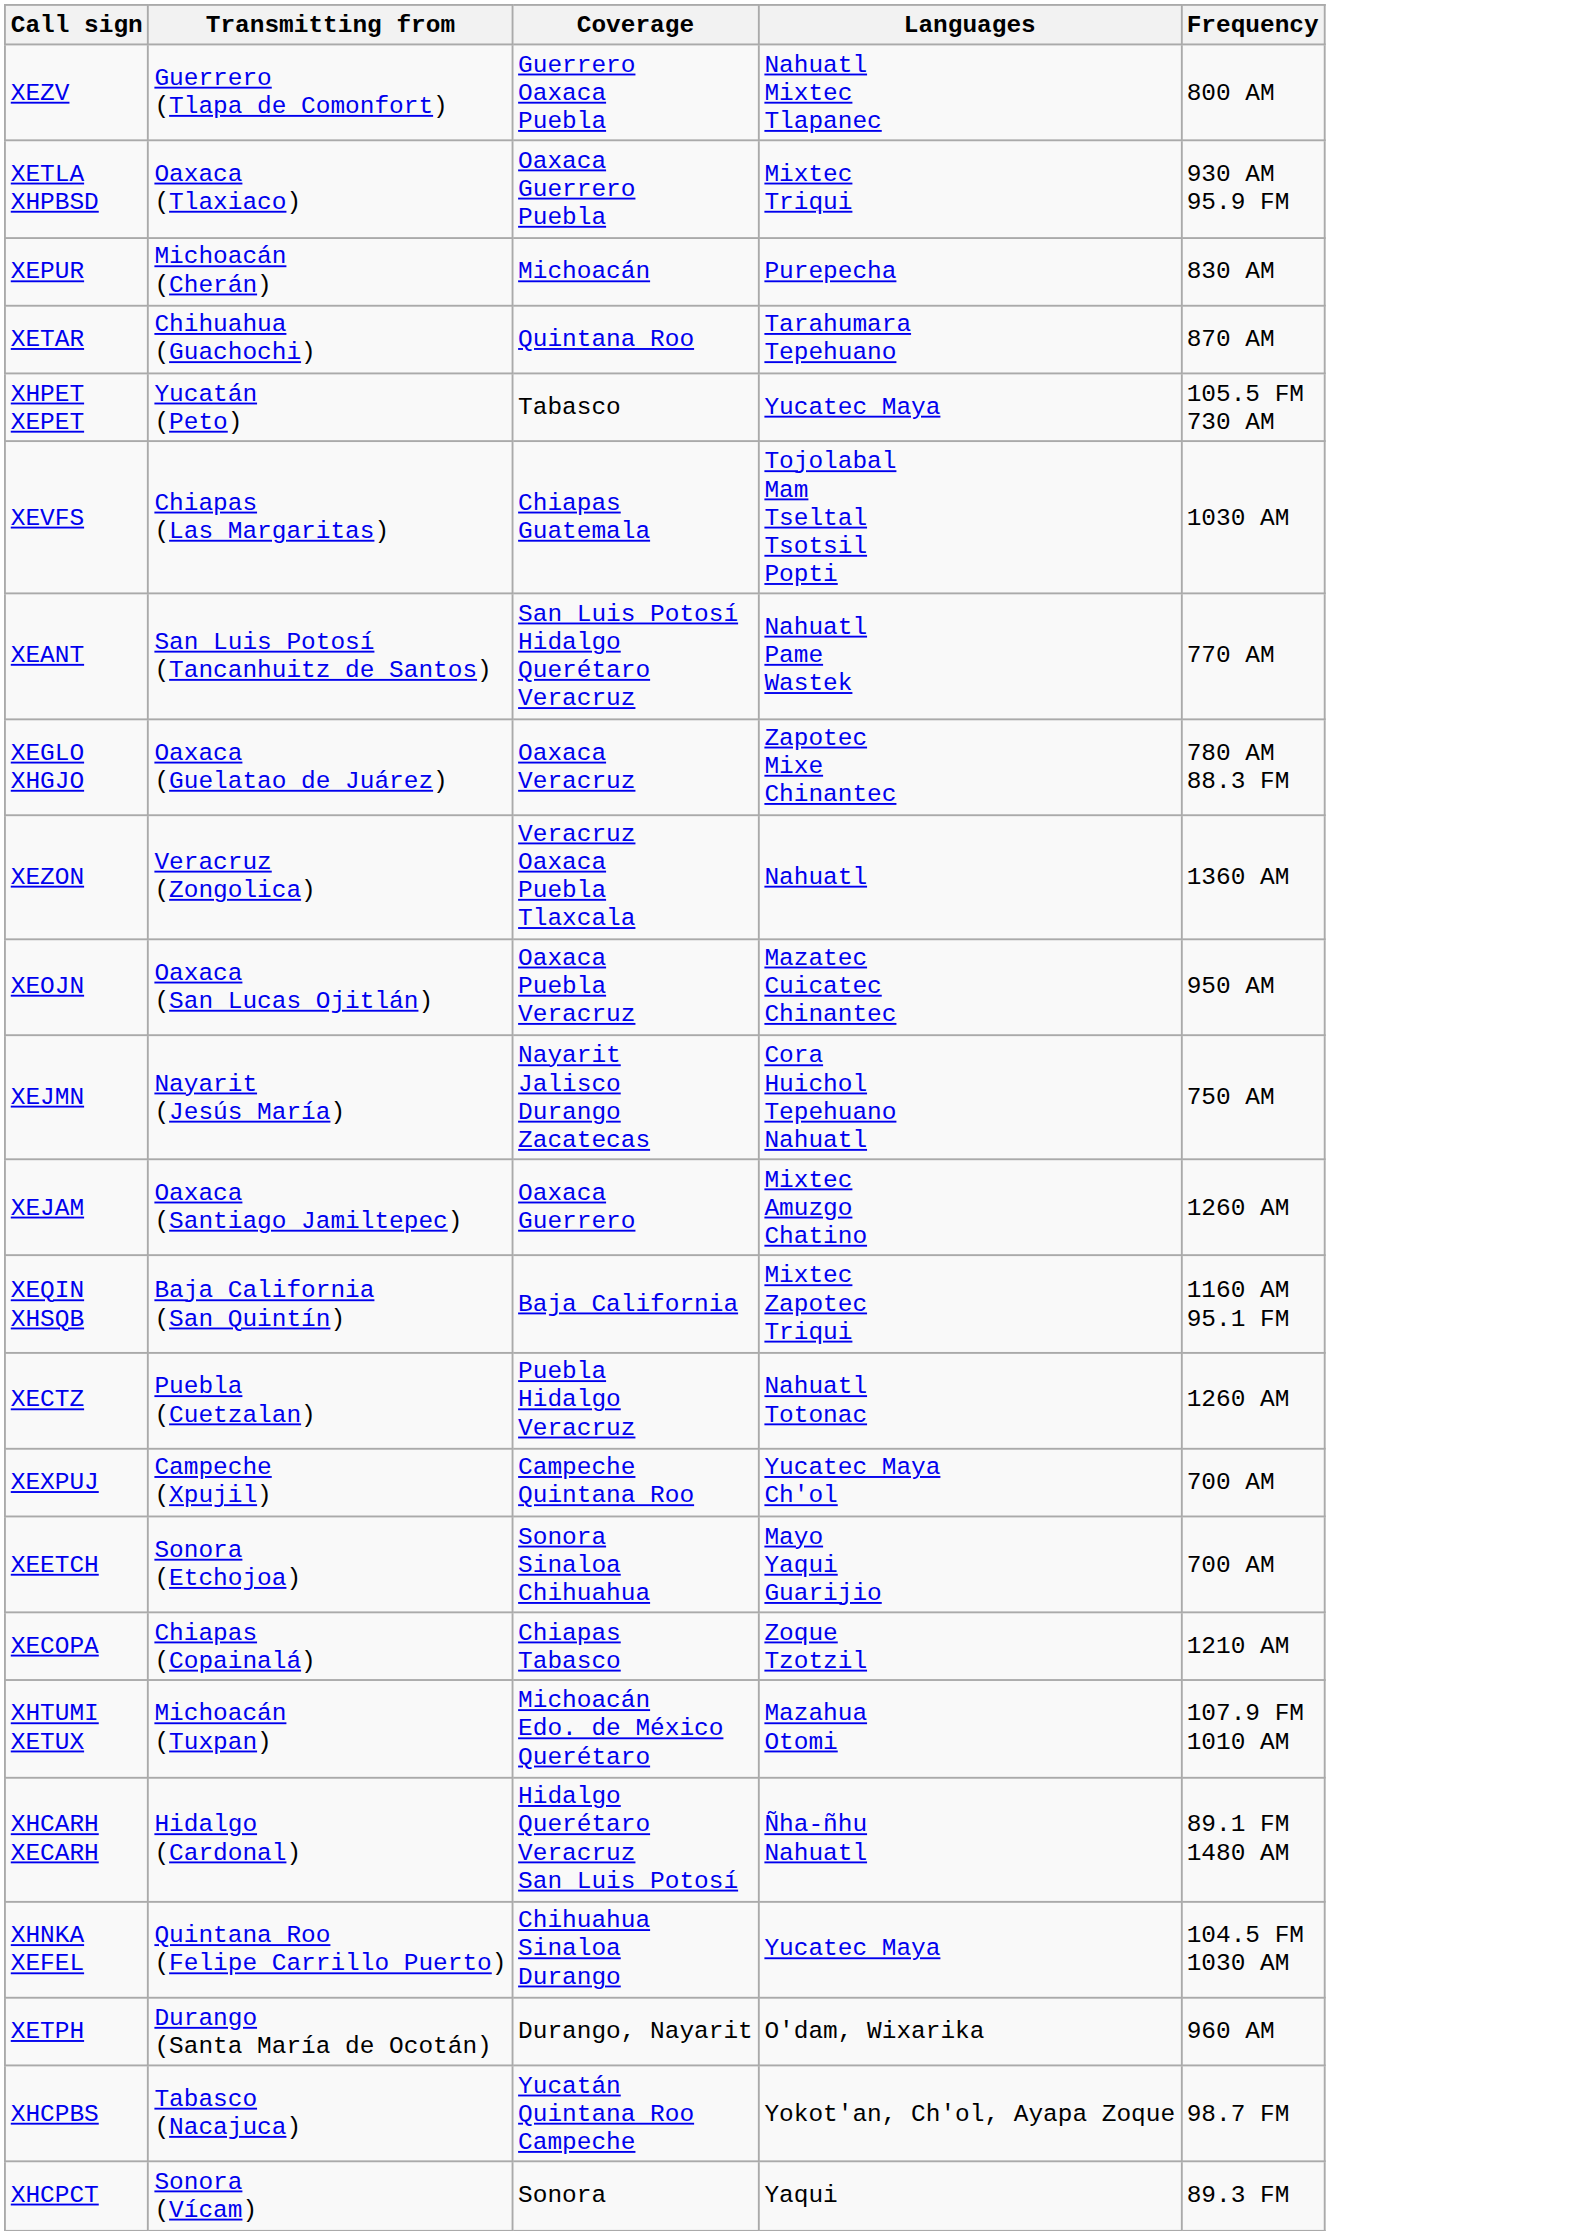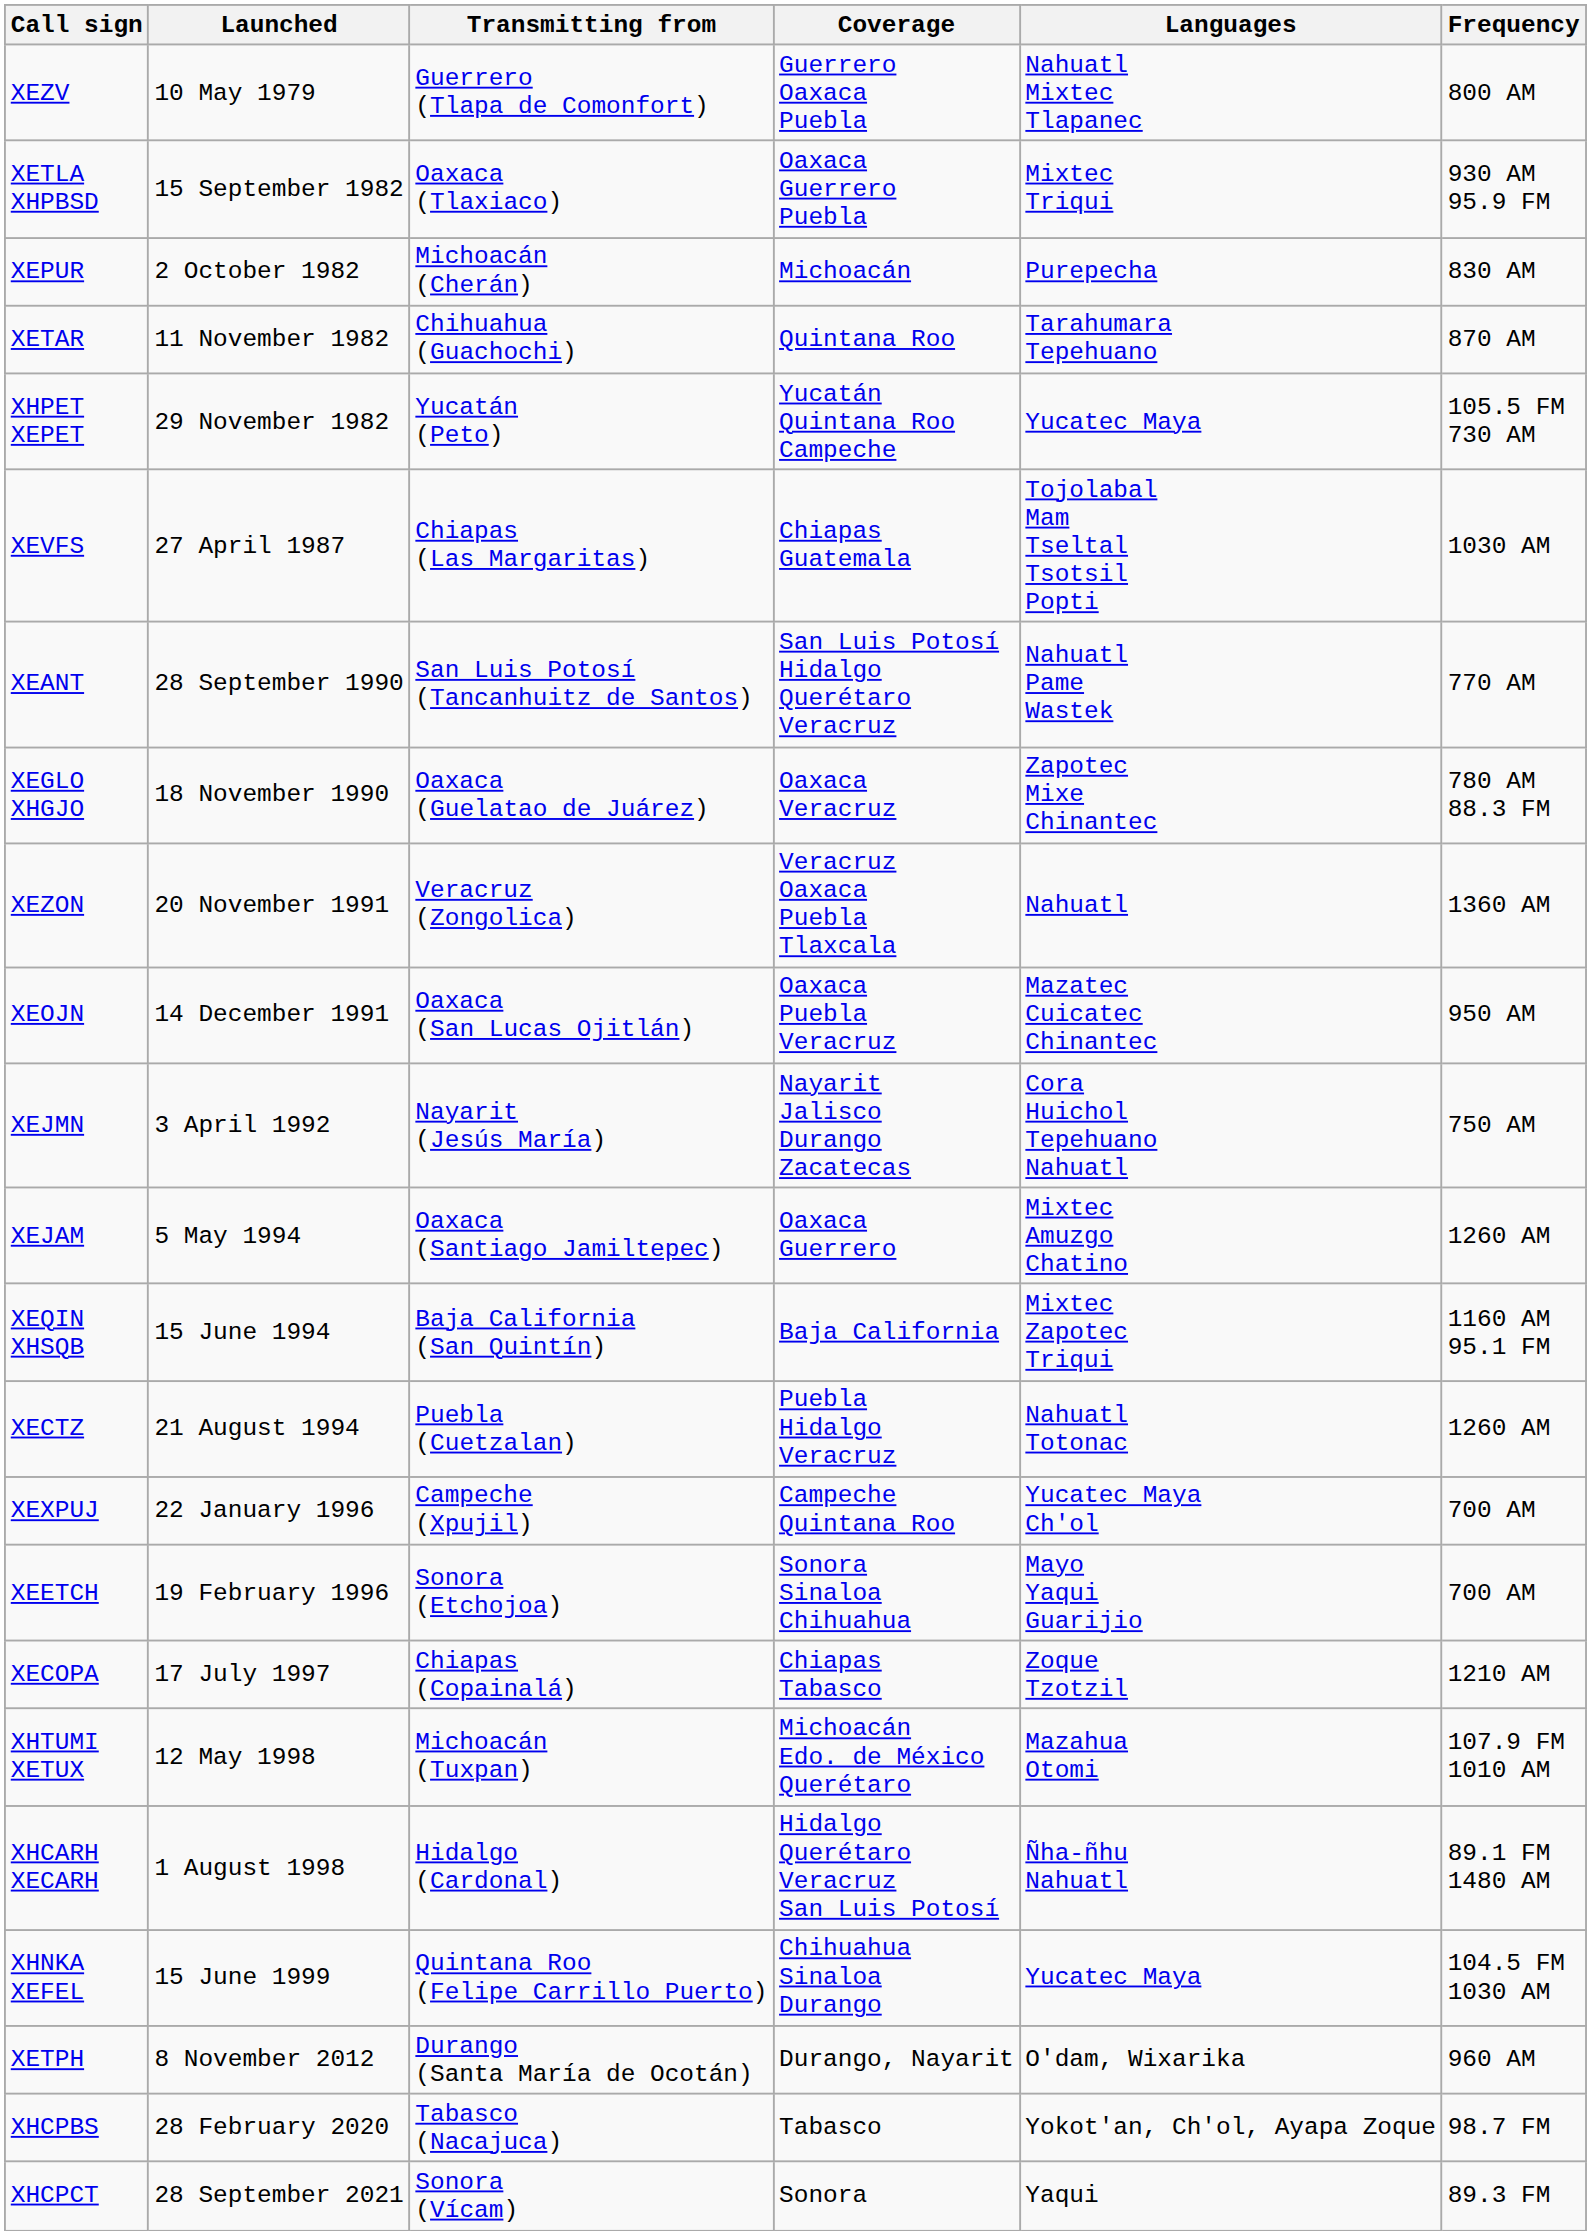+ column: (279, 25)
(569, 407) Tabasco -> (867, 421) Yucatán Quintana Roo Campeche
(606, 2114) Yucatán Quintana Roo Campeche -> (830, 2128) Tabasco
